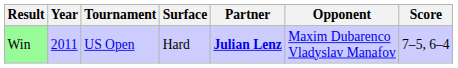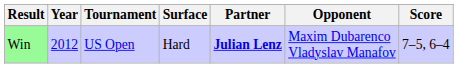(64, 44) 2011 -> (64, 44) 2012
